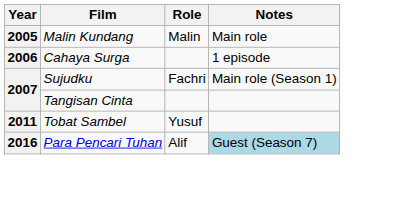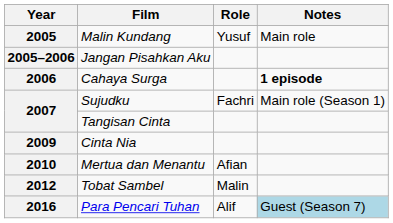(184, 36) Malin -> (234, 36) Yusuf
+ row: (146, 57)
(241, 57) normal -> (291, 79) bold
+ row: (109, 143)
+ row: (143, 164)
(22, 121) 2011 -> (41, 185) 2012
(185, 121) Yusuf -> (233, 185) Malin
